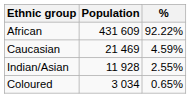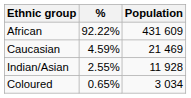columns swapped: (111, 13) <-> (164, 13)
